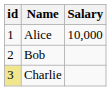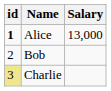(11, 34) normal -> (11, 34) bold
(85, 34) 10,000 -> (85, 34) 13,000
